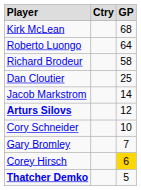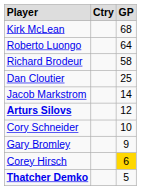(126, 144) 7 -> (126, 144) 9
